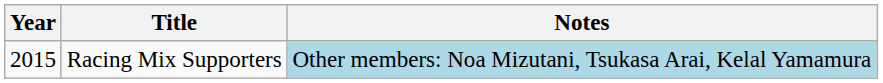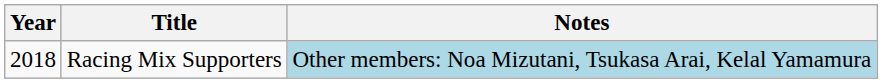(33, 59) 2015 -> (33, 59) 2018
